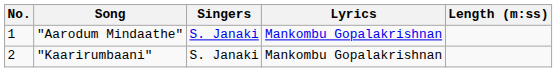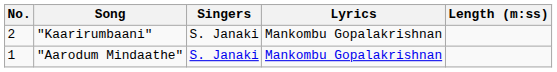rows swapped: (110, 36) <-> (95, 57)
